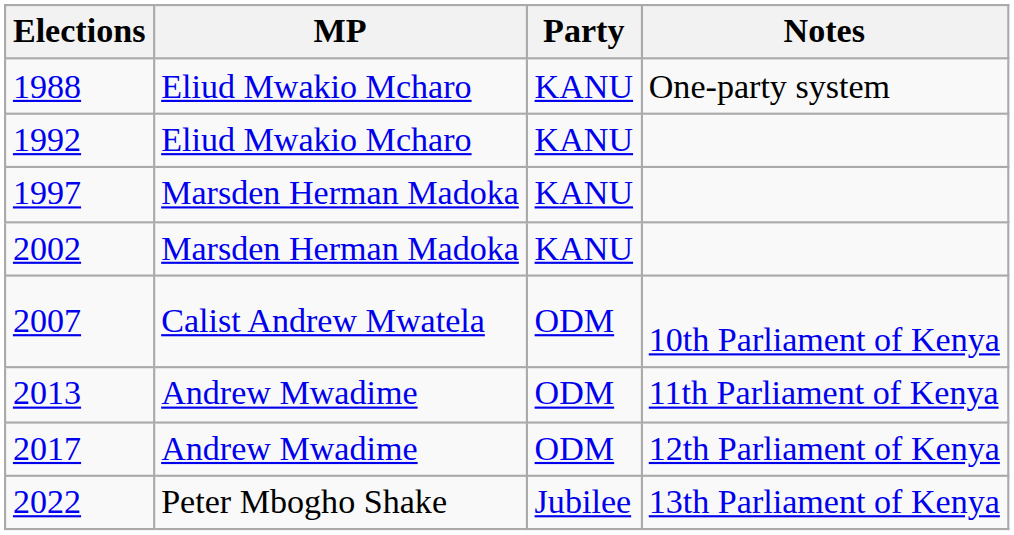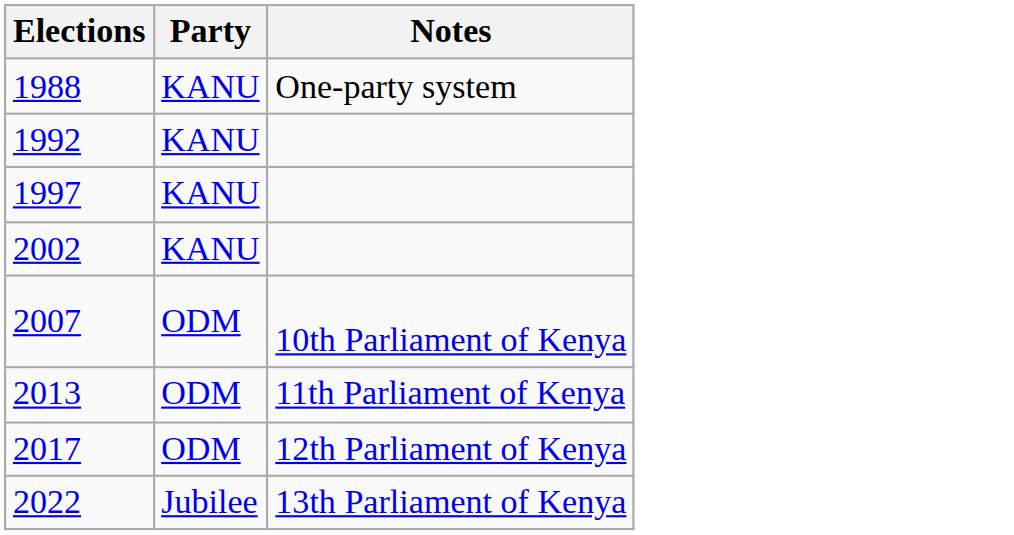- column: (340, 31)
